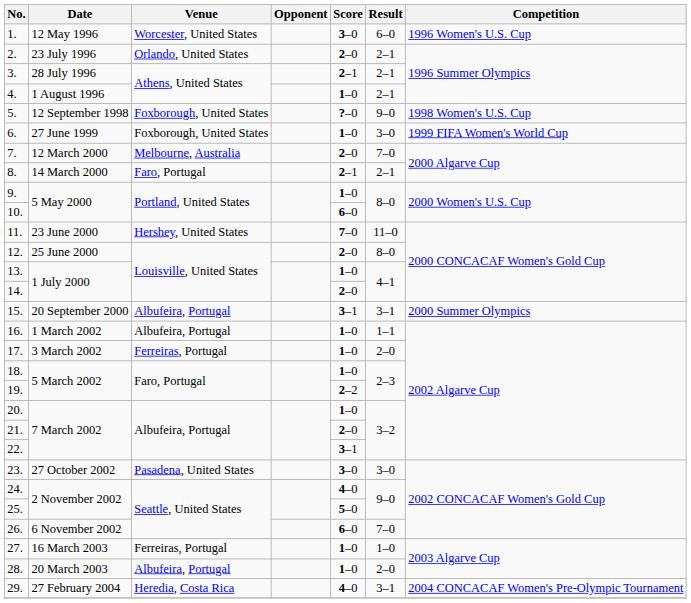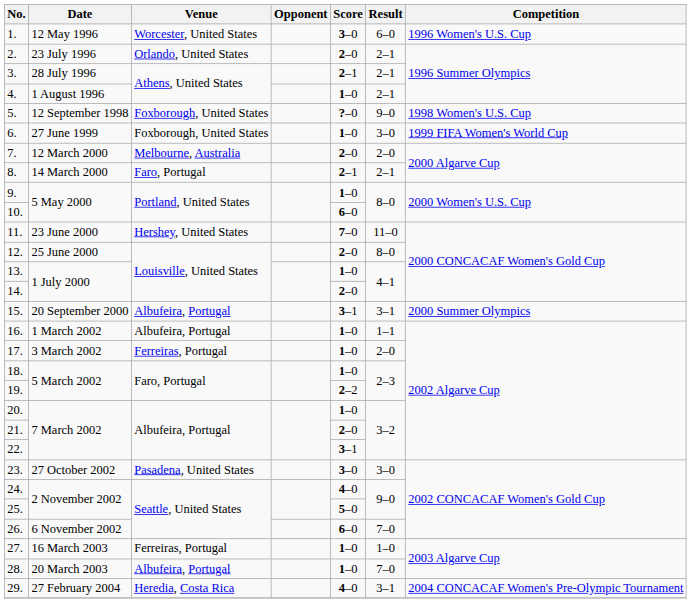(386, 152) 7–0 -> (386, 152) 2–0
(386, 568) 2–0 -> (386, 568) 7–0
